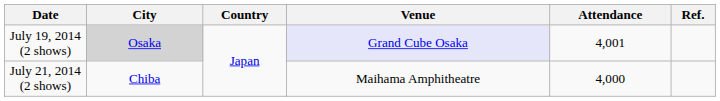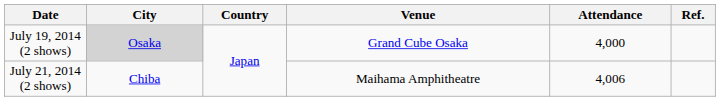(418, 43) lavender background -> (418, 43) no background
(610, 43) 4,001 -> (610, 43) 4,000
(610, 78) 4,000 -> (610, 78) 4,006
